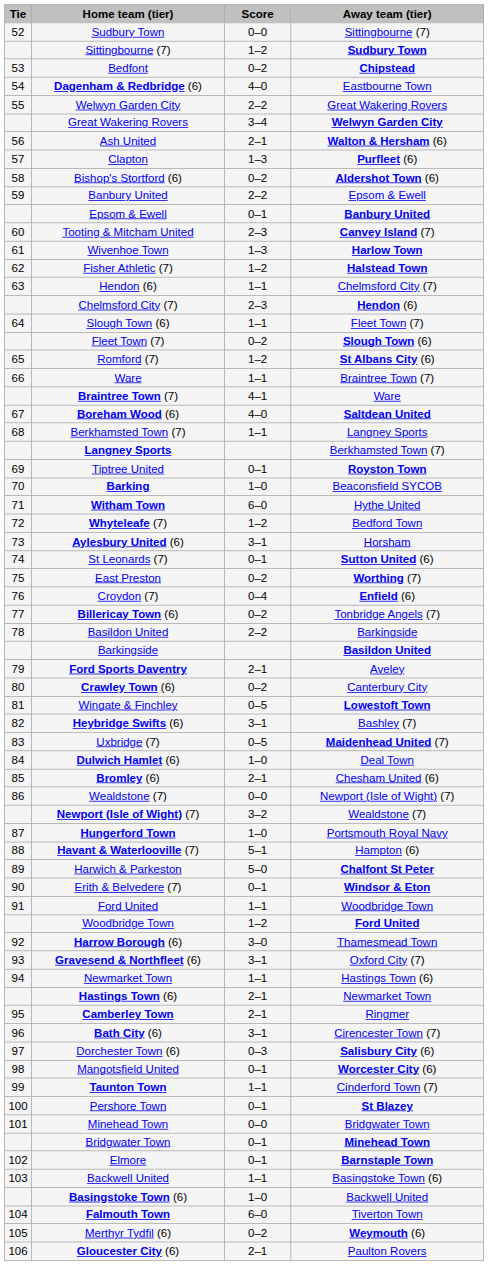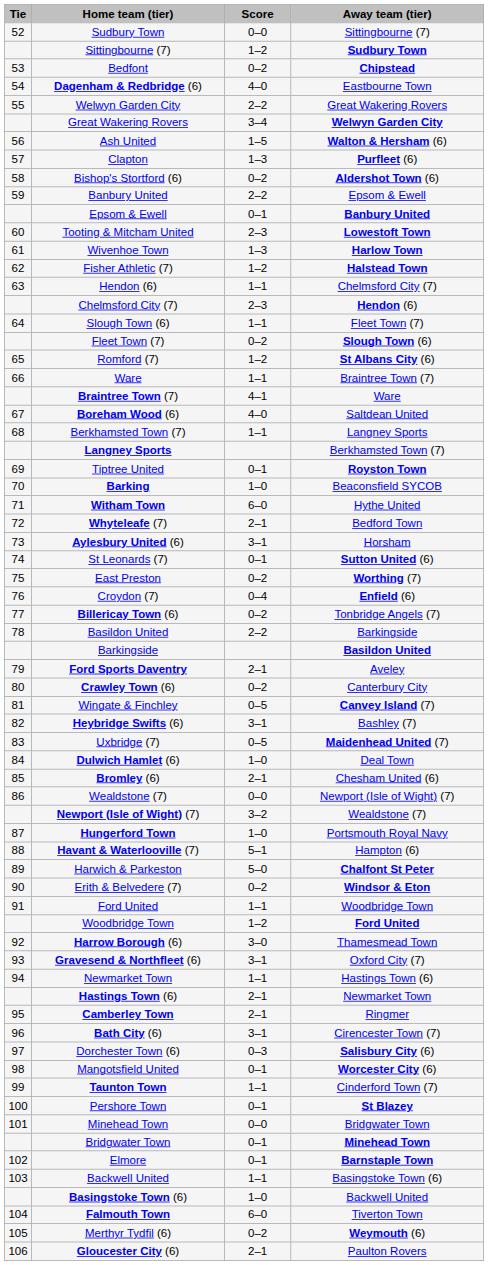(258, 141) 2–1 -> (258, 141) 1–5
(387, 232) Canvey Island (7) -> (387, 232) Lowestoft Town
(387, 414) bold -> (387, 414) normal
(258, 523) 1–2 -> (258, 523) 2–1
(387, 705) Lowestoft Town -> (387, 705) Canvey Island (7)
(258, 887) 0–1 -> (258, 887) 0–2
